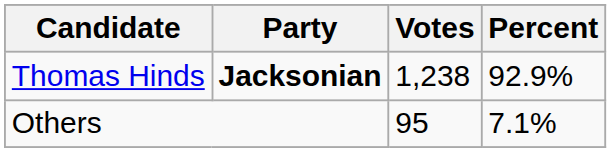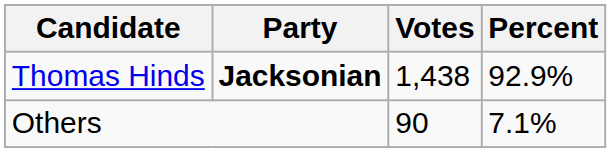(433, 75) 1,238 -> (433, 75) 1,438
(412, 123) 95 -> (412, 123) 90
